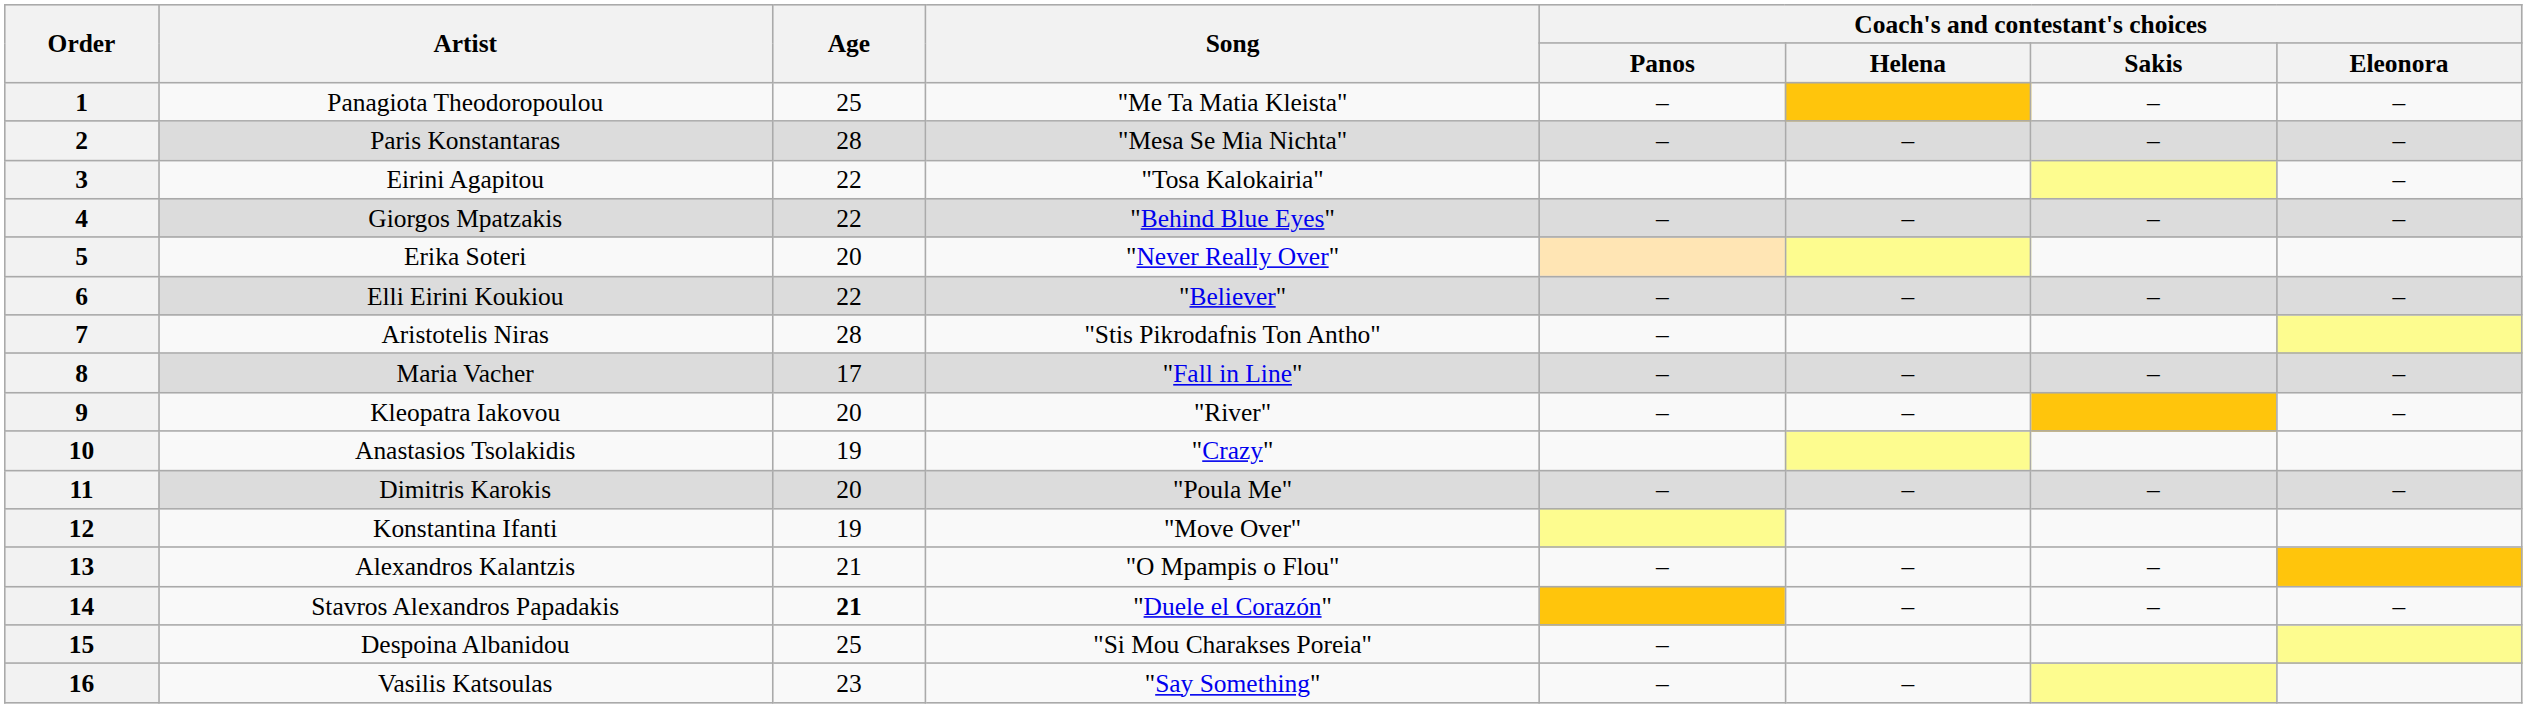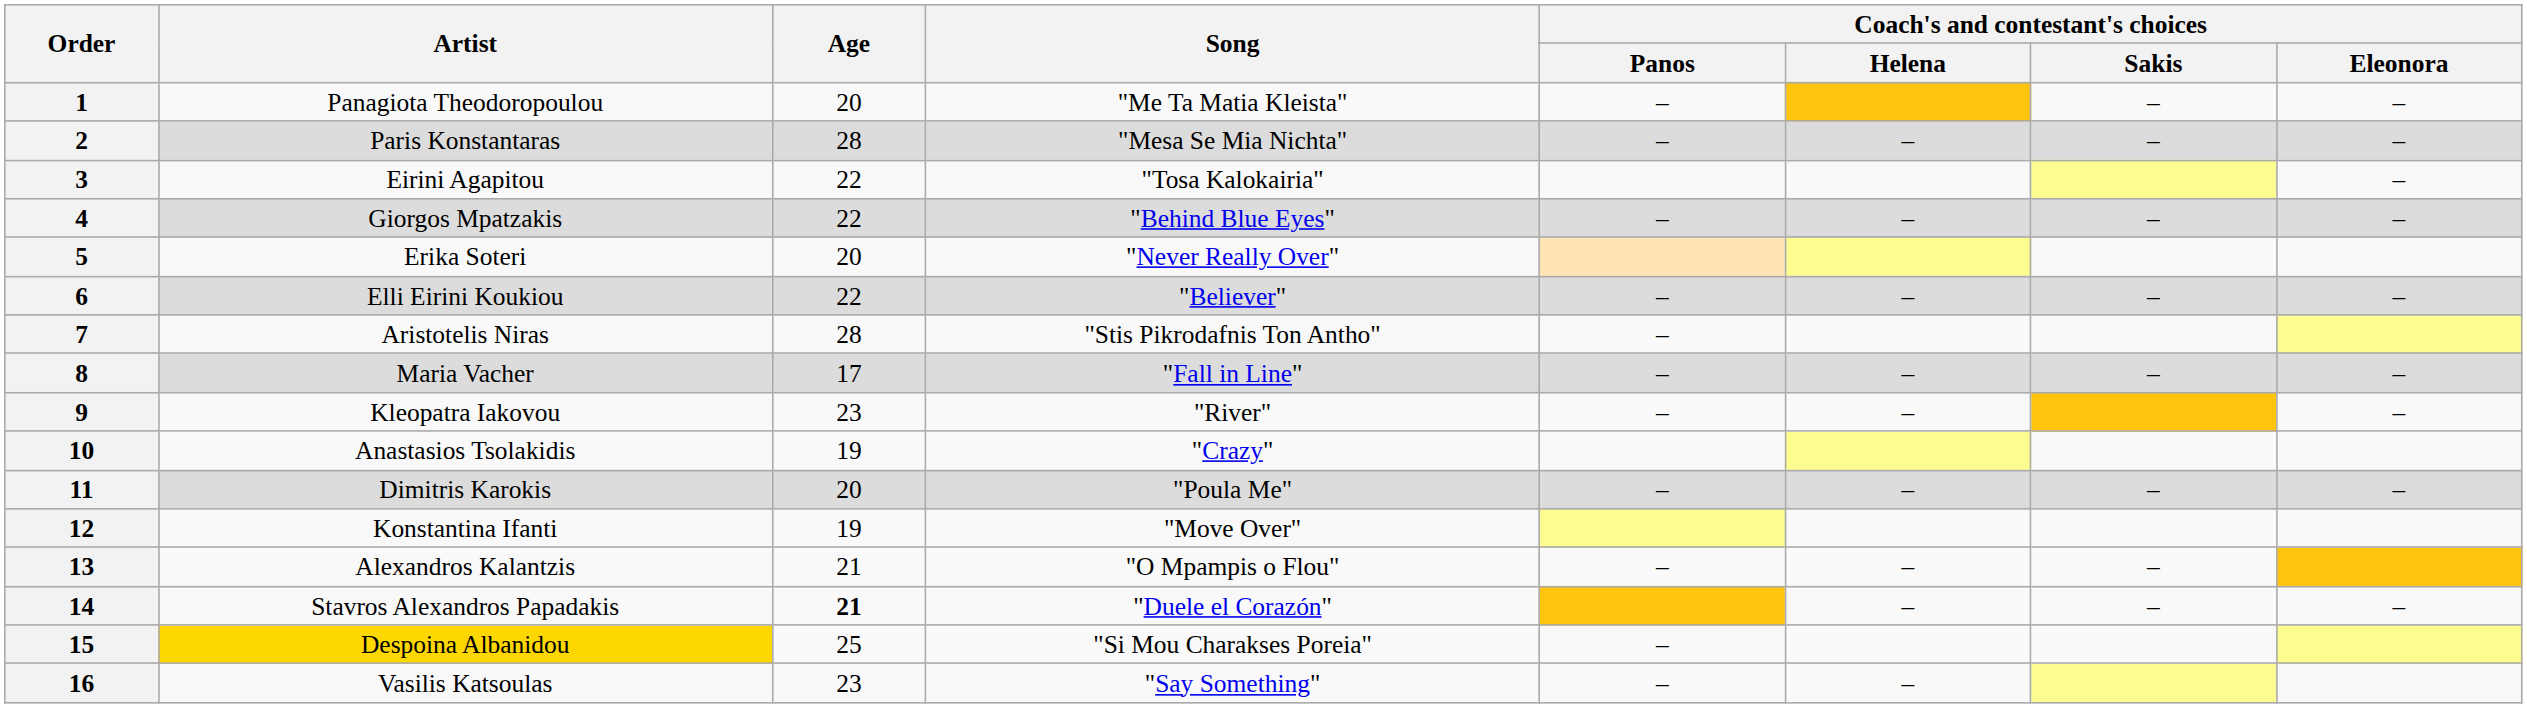(849, 102) 25 -> (849, 102) 20
(849, 412) 20 -> (849, 412) 23
(465, 644) no background -> (465, 644) gold background
